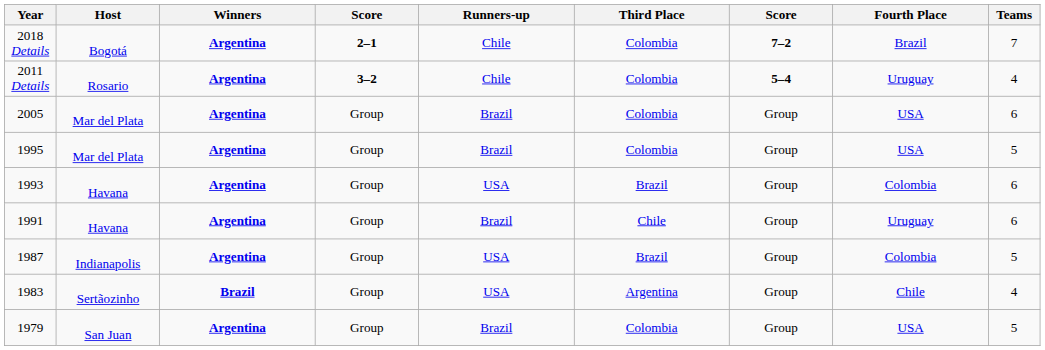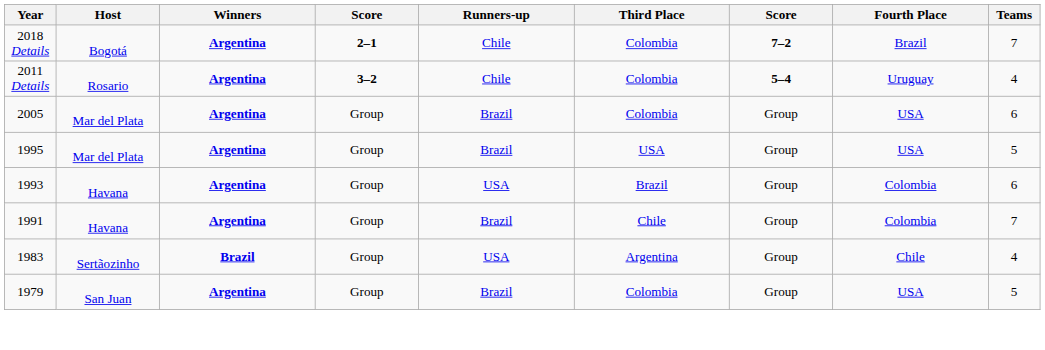(652, 149) Colombia -> (652, 149) USA
(911, 220) Uruguay -> (911, 220) Colombia
(1014, 220) 6 -> (1014, 220) 7
- row: (30, 256)
